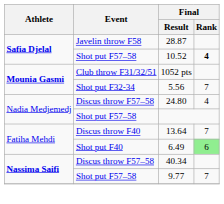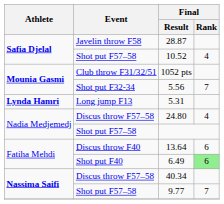(207, 57) bold -> (207, 57) normal
+ row: (104, 102)
(207, 132) 7 -> (207, 147) 6
